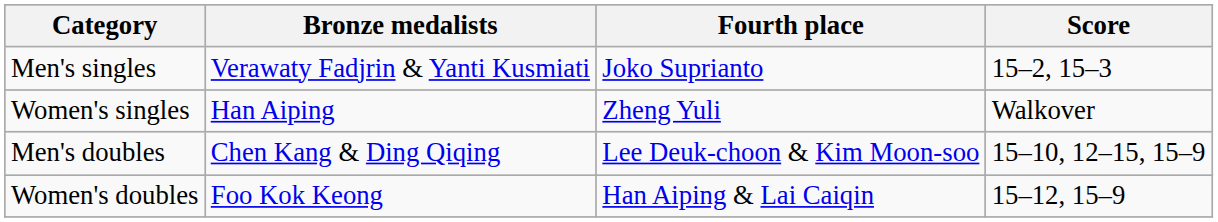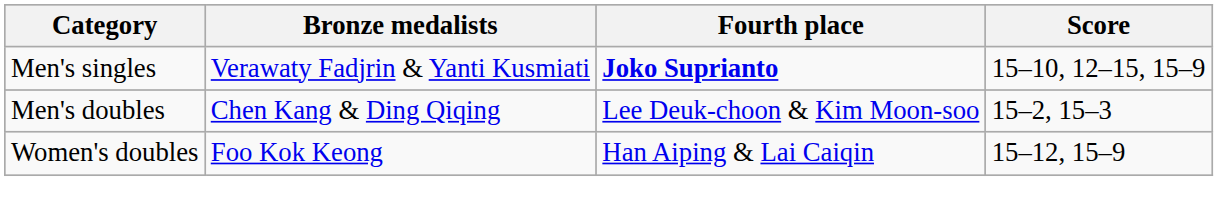(683, 68) normal -> (690, 68) bold
(1052, 68) 15–2, 15–3 -> (1099, 68) 15–10, 12–15, 15–9
- row: (100, 110)
(1099, 152) 15–10, 12–15, 15–9 -> (1052, 110) 15–2, 15–3
